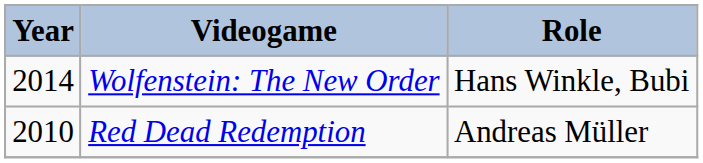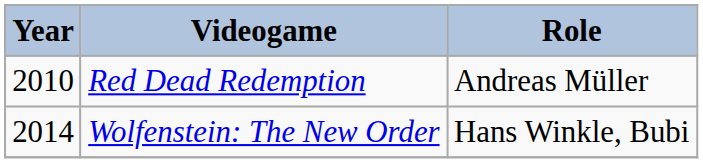rows swapped: (227, 131) <-> (264, 81)
